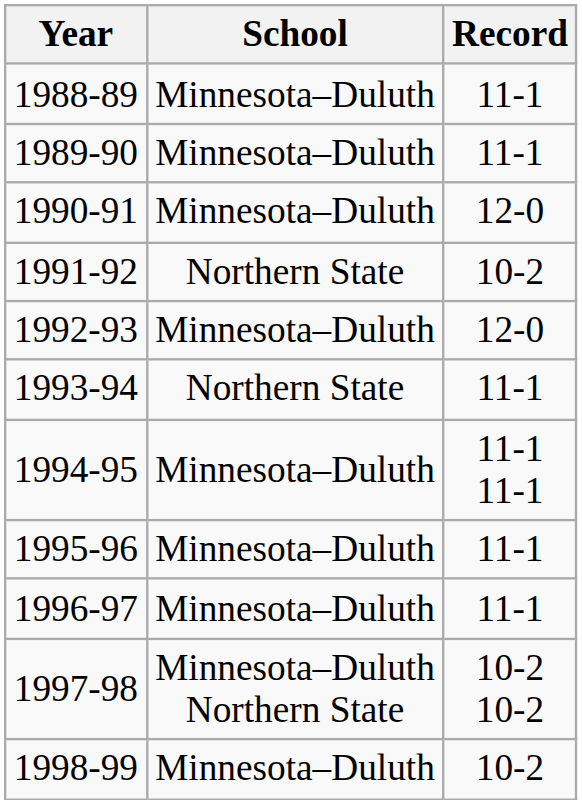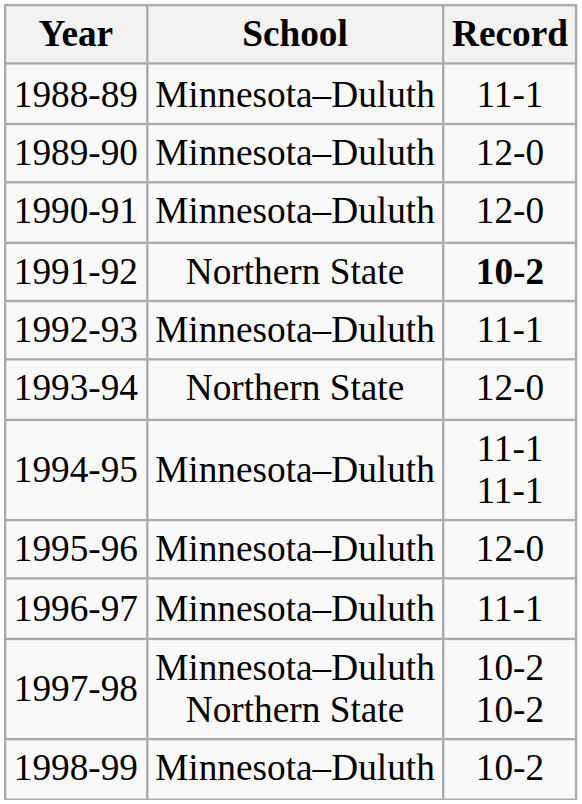(510, 152) 11-1 -> (510, 152) 12-0
(510, 270) normal -> (510, 270) bold
(510, 329) 12-0 -> (510, 329) 11-1
(510, 388) 11-1 -> (510, 388) 12-0
(510, 548) 11-1 -> (510, 548) 12-0
